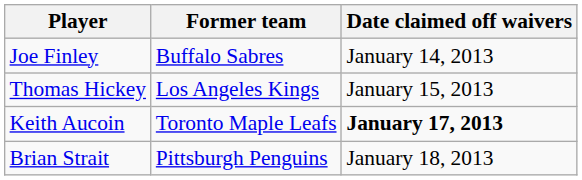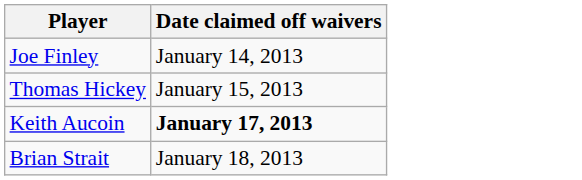- column: (246, 21)
